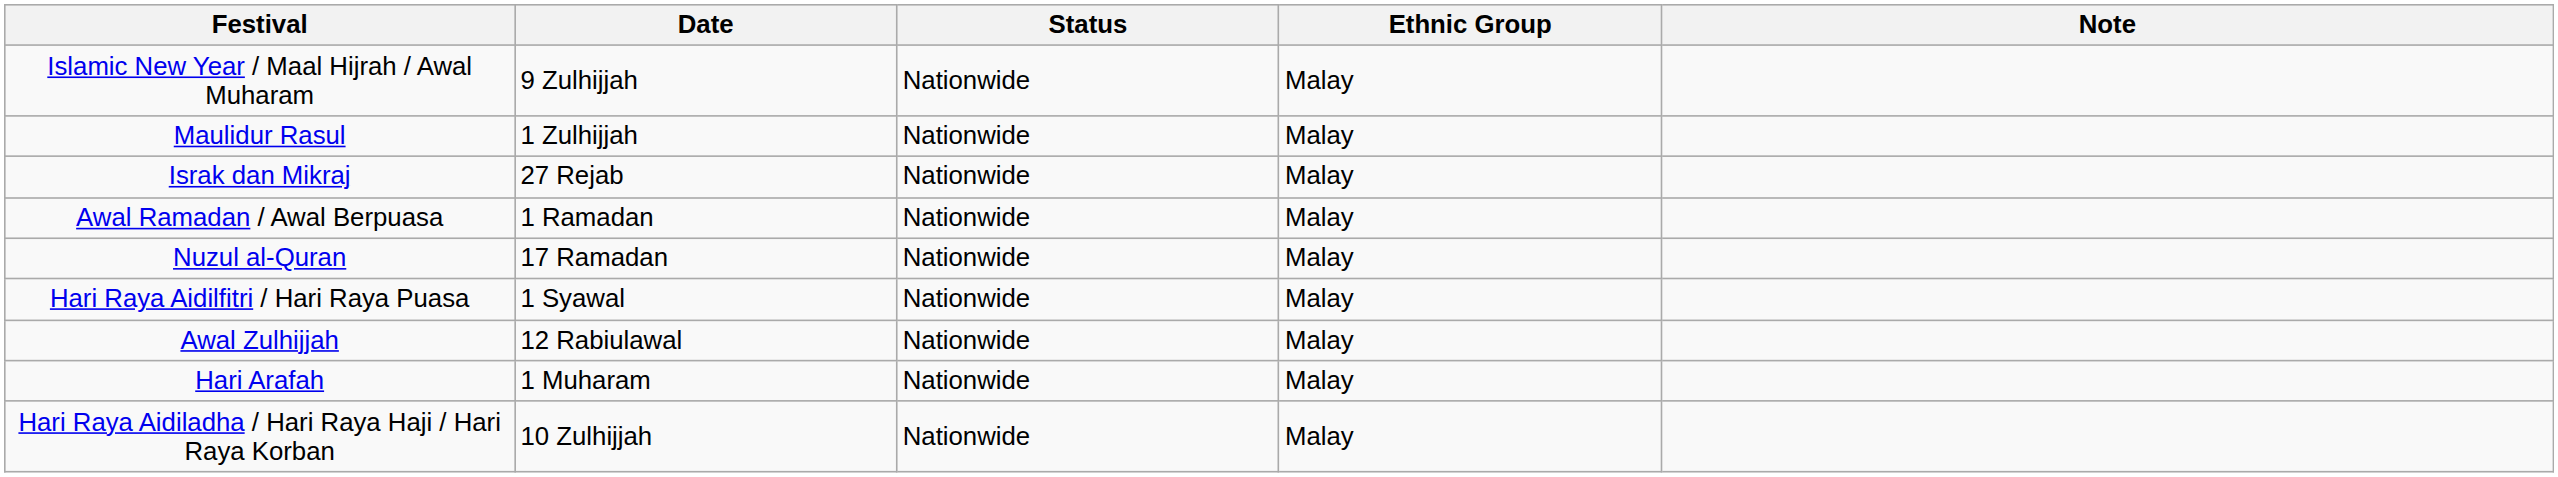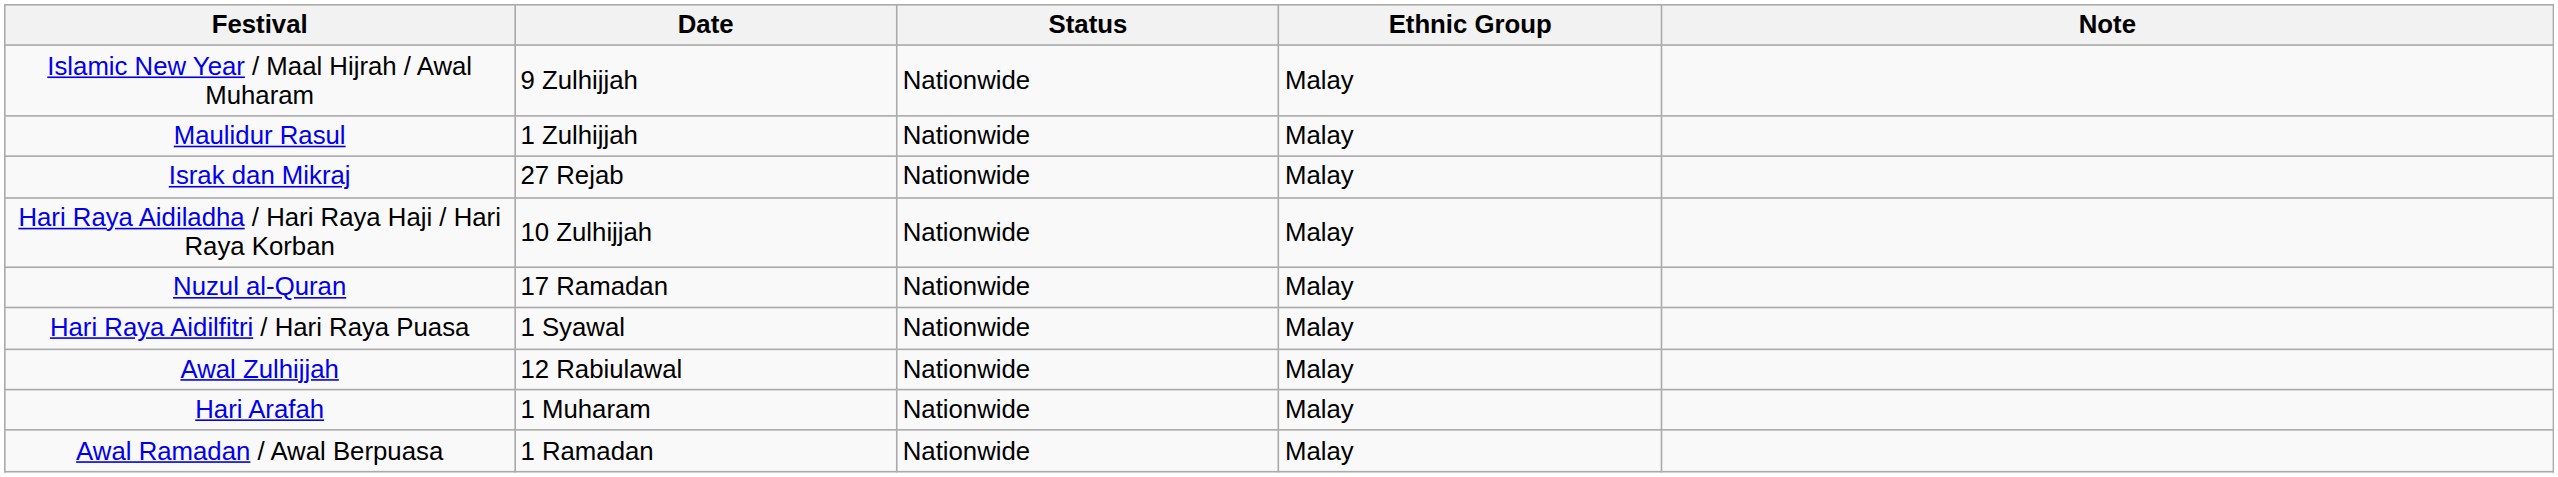rows swapped: (260, 217) <-> (260, 436)
